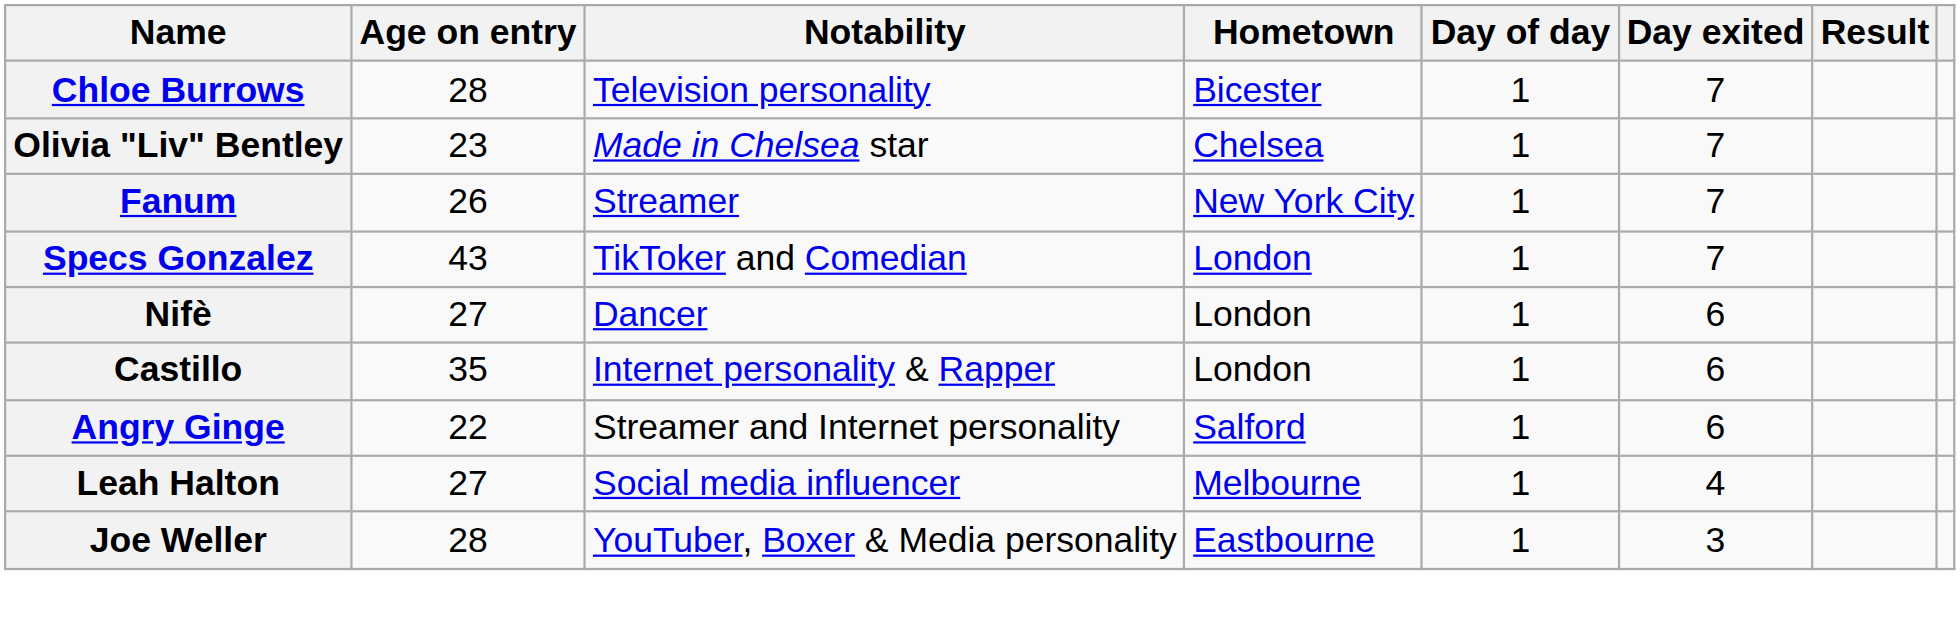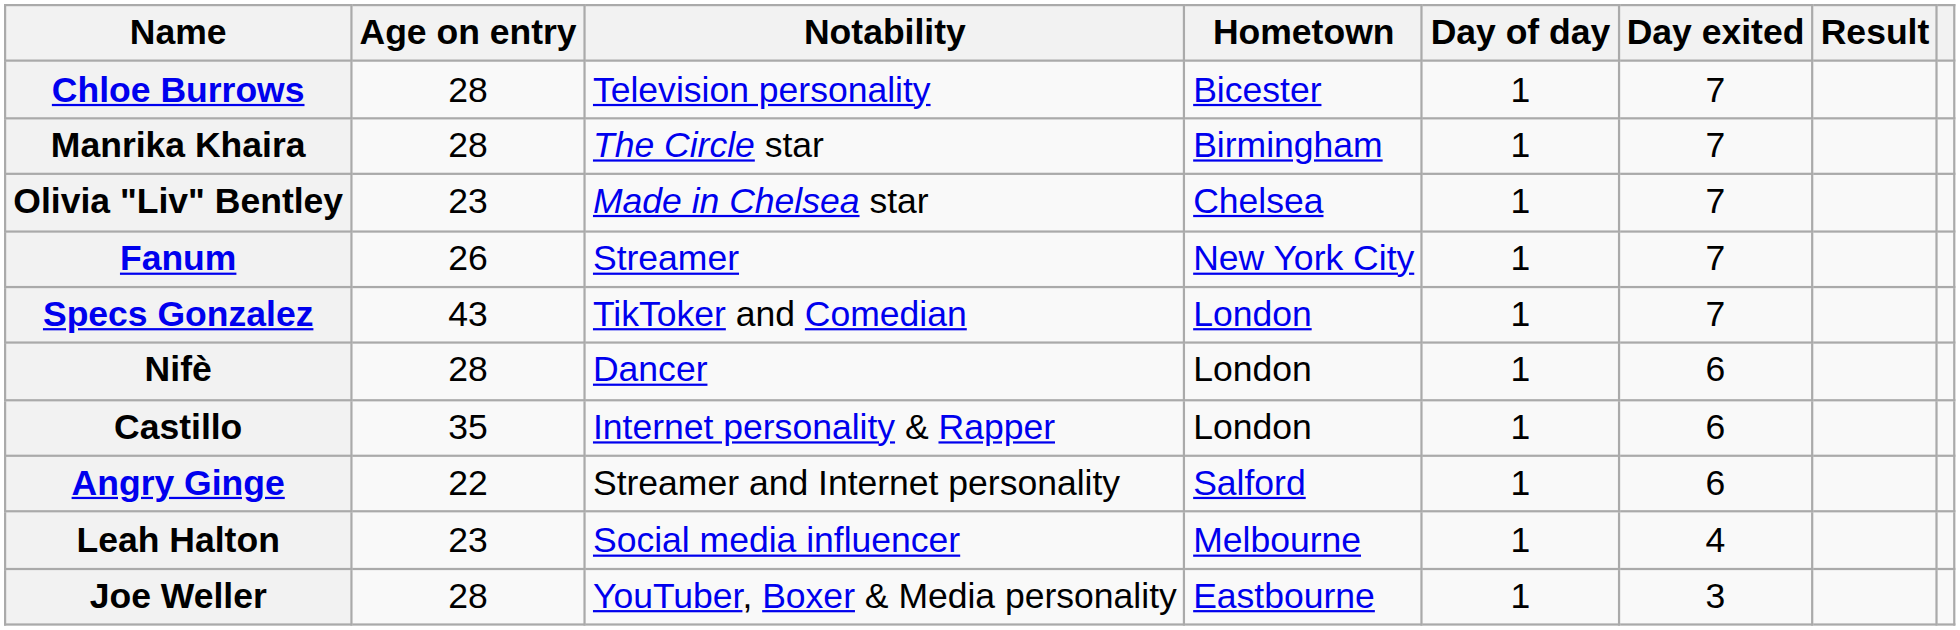+ row: (178, 145)
(468, 314) 27 -> (468, 370) 28
(468, 483) 27 -> (468, 539) 23
